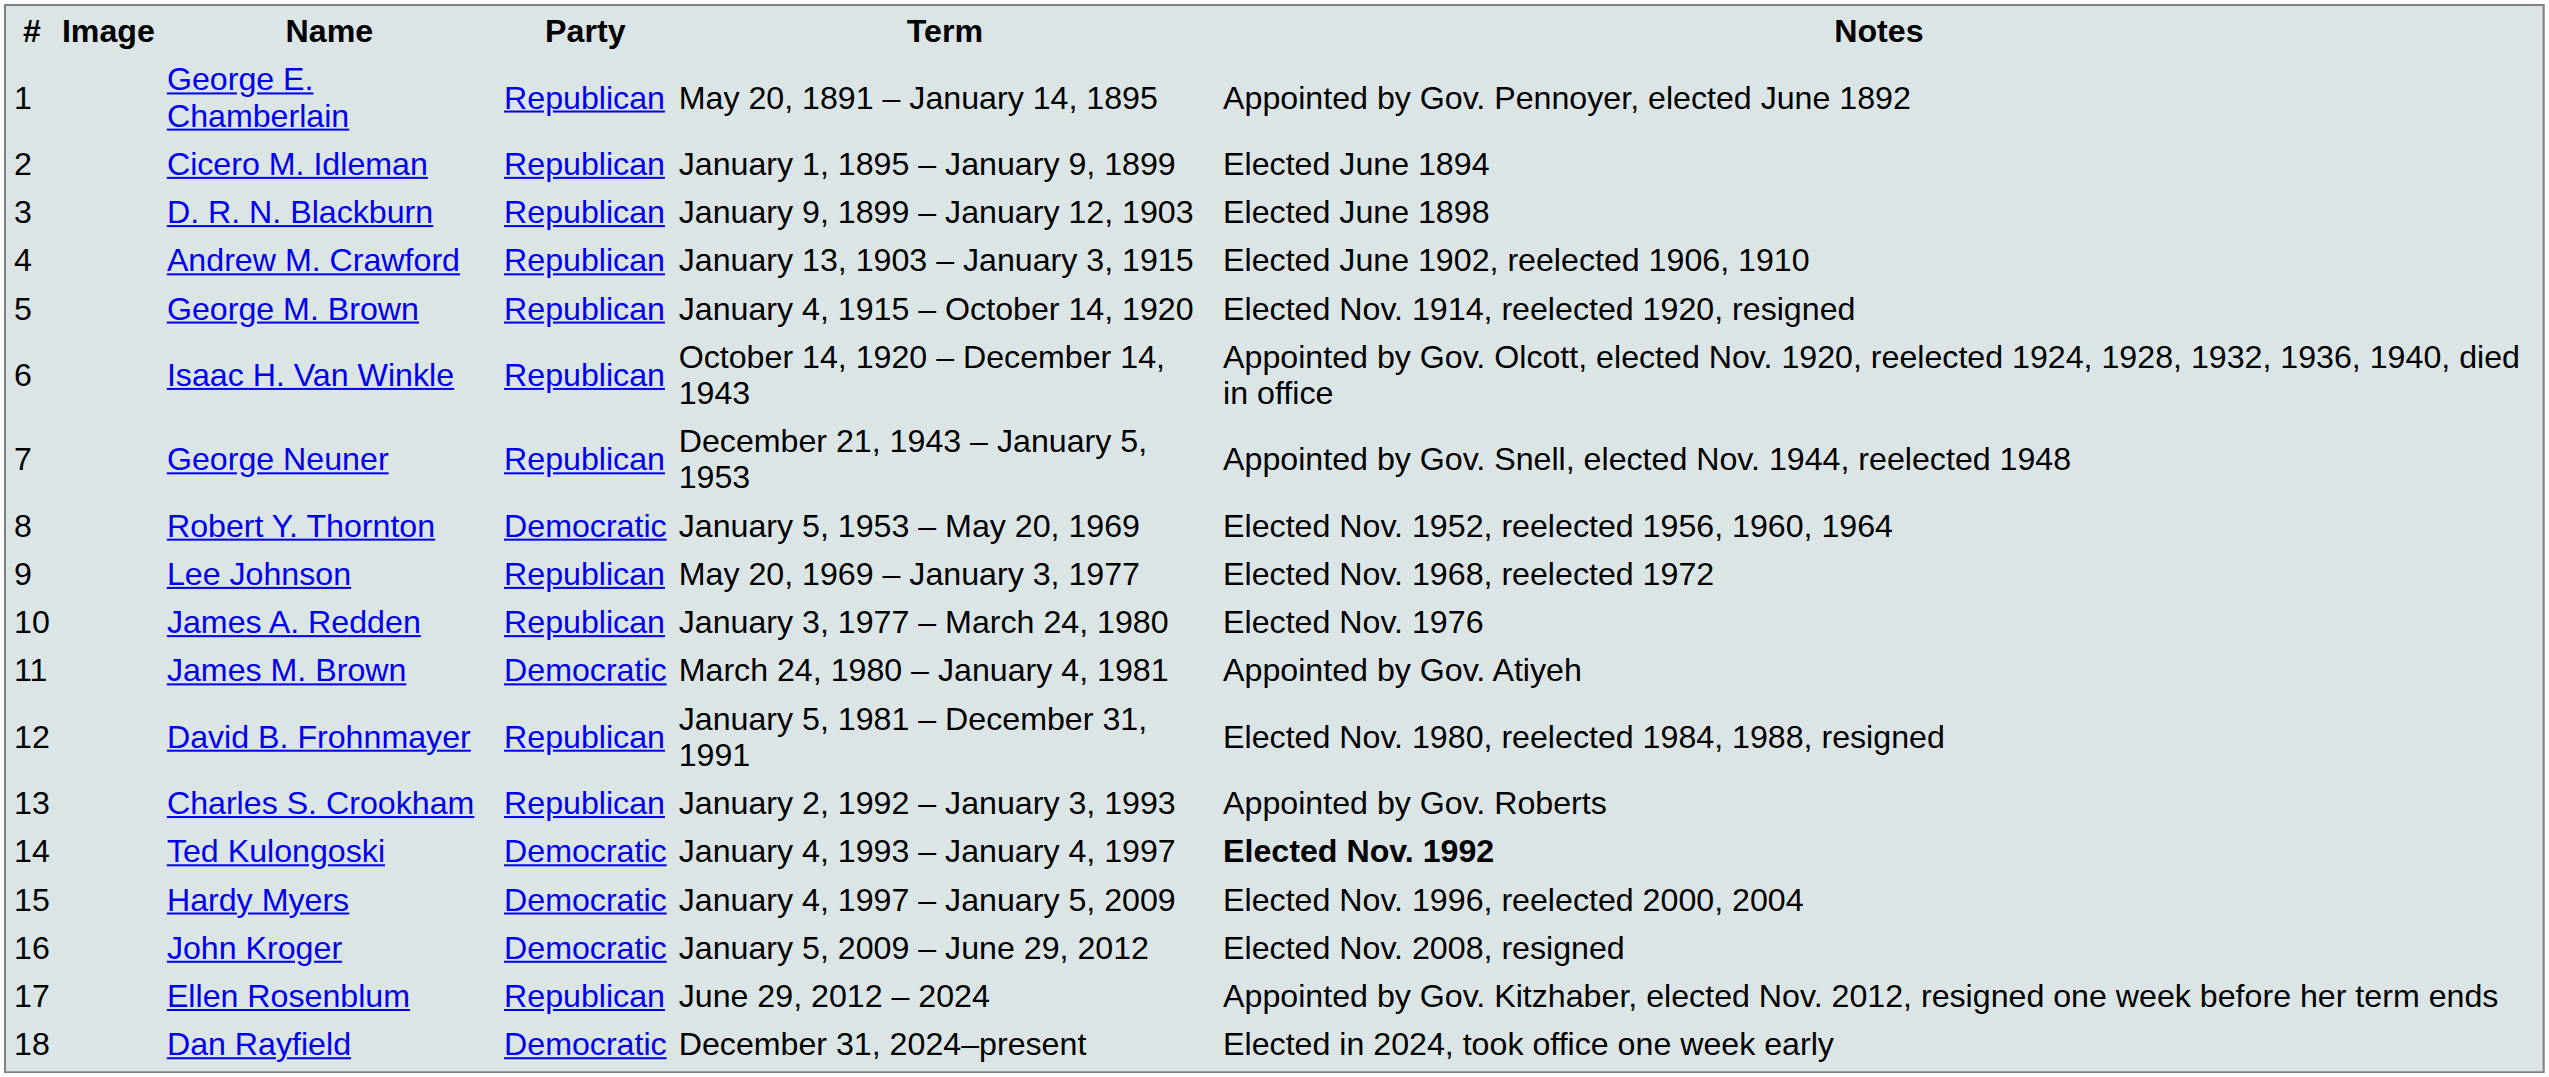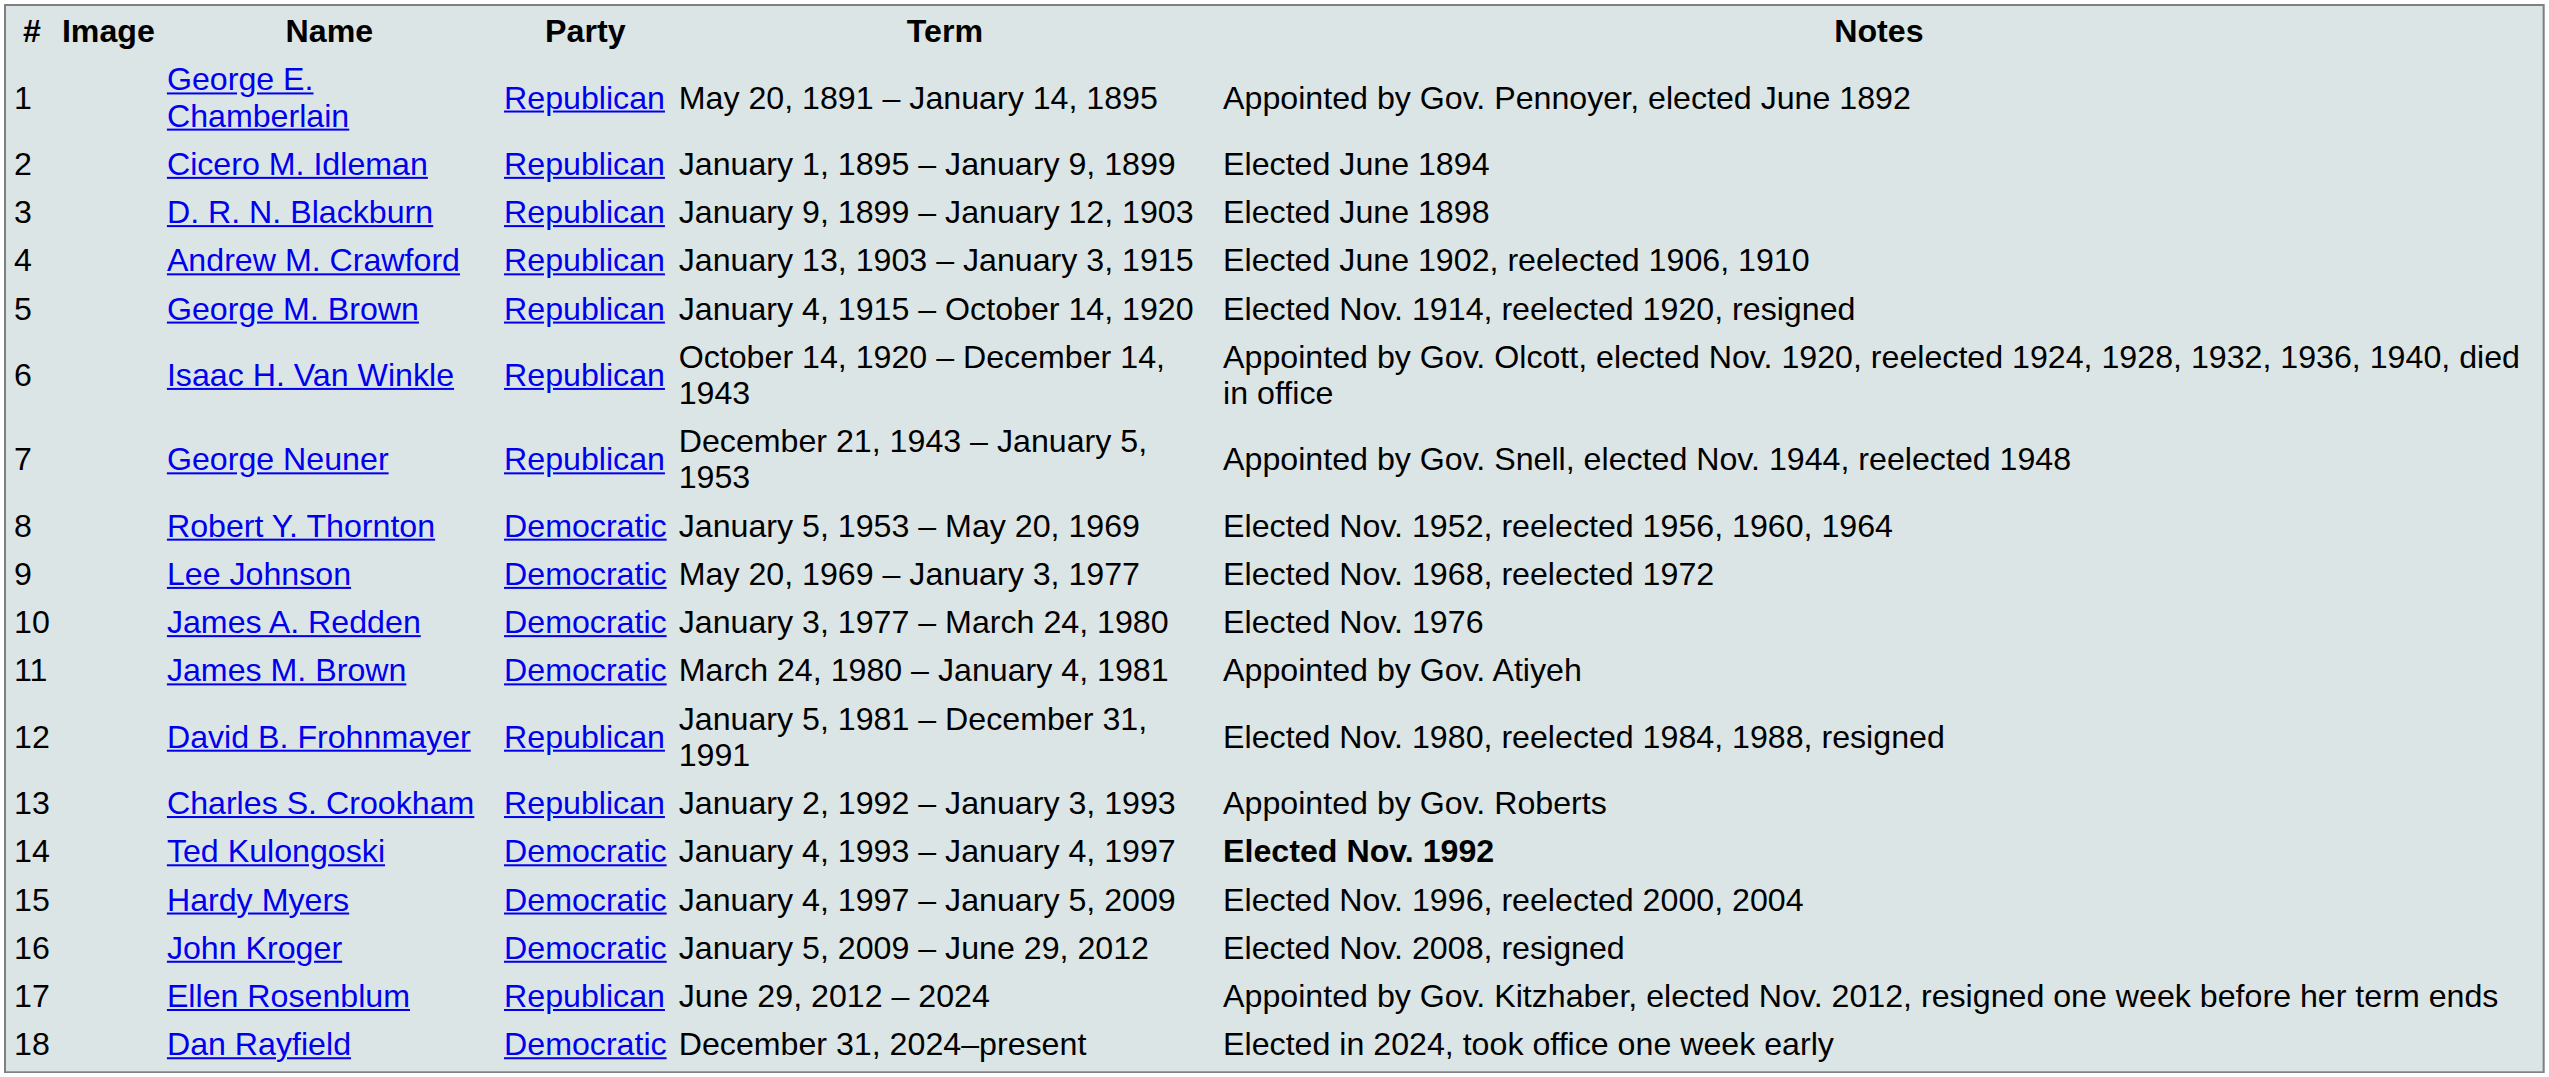(584, 574) Republican -> (585, 574) Democratic
(584, 622) Republican -> (585, 622) Democratic
